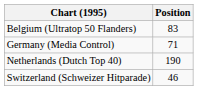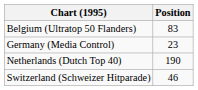(173, 45) 71 -> (173, 45) 23
